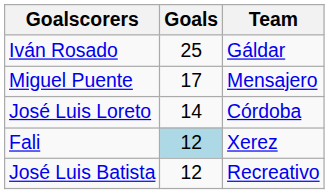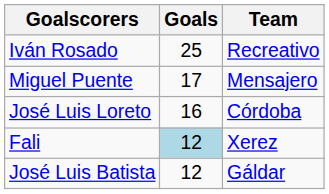(256, 50) Gáldar -> (273, 50) Recreativo
(191, 111) 14 -> (191, 111) 16
(273, 173) Recreativo -> (256, 173) Gáldar
